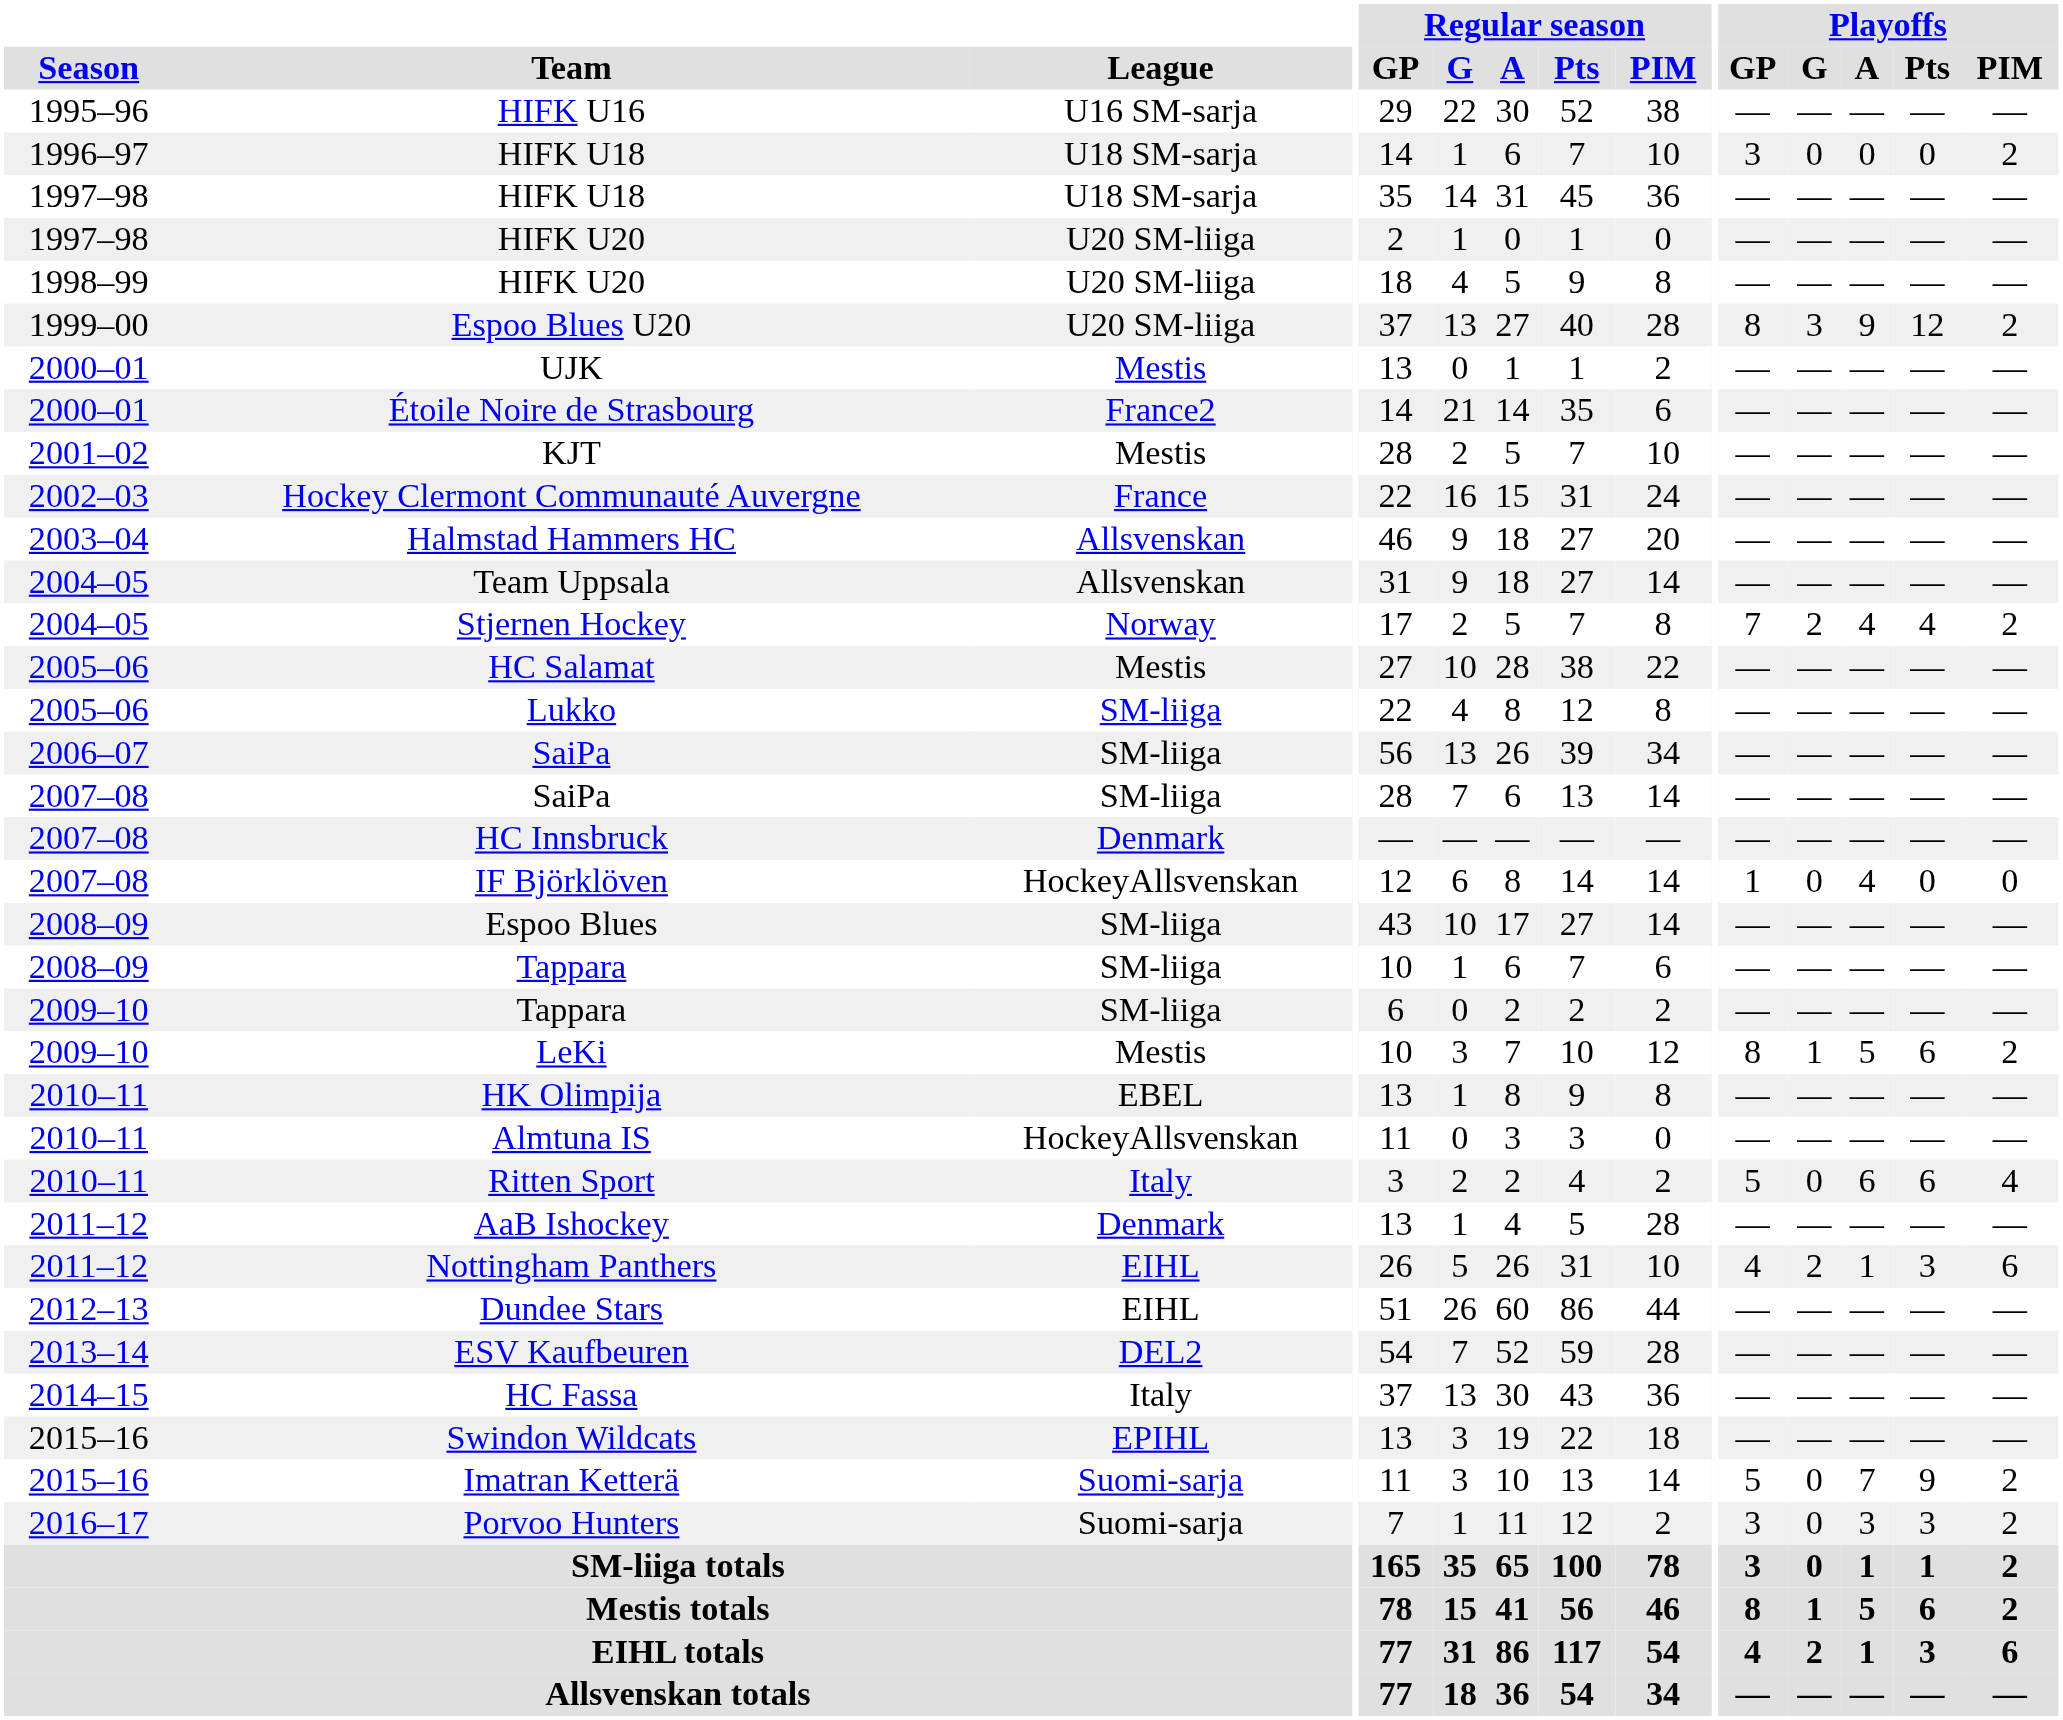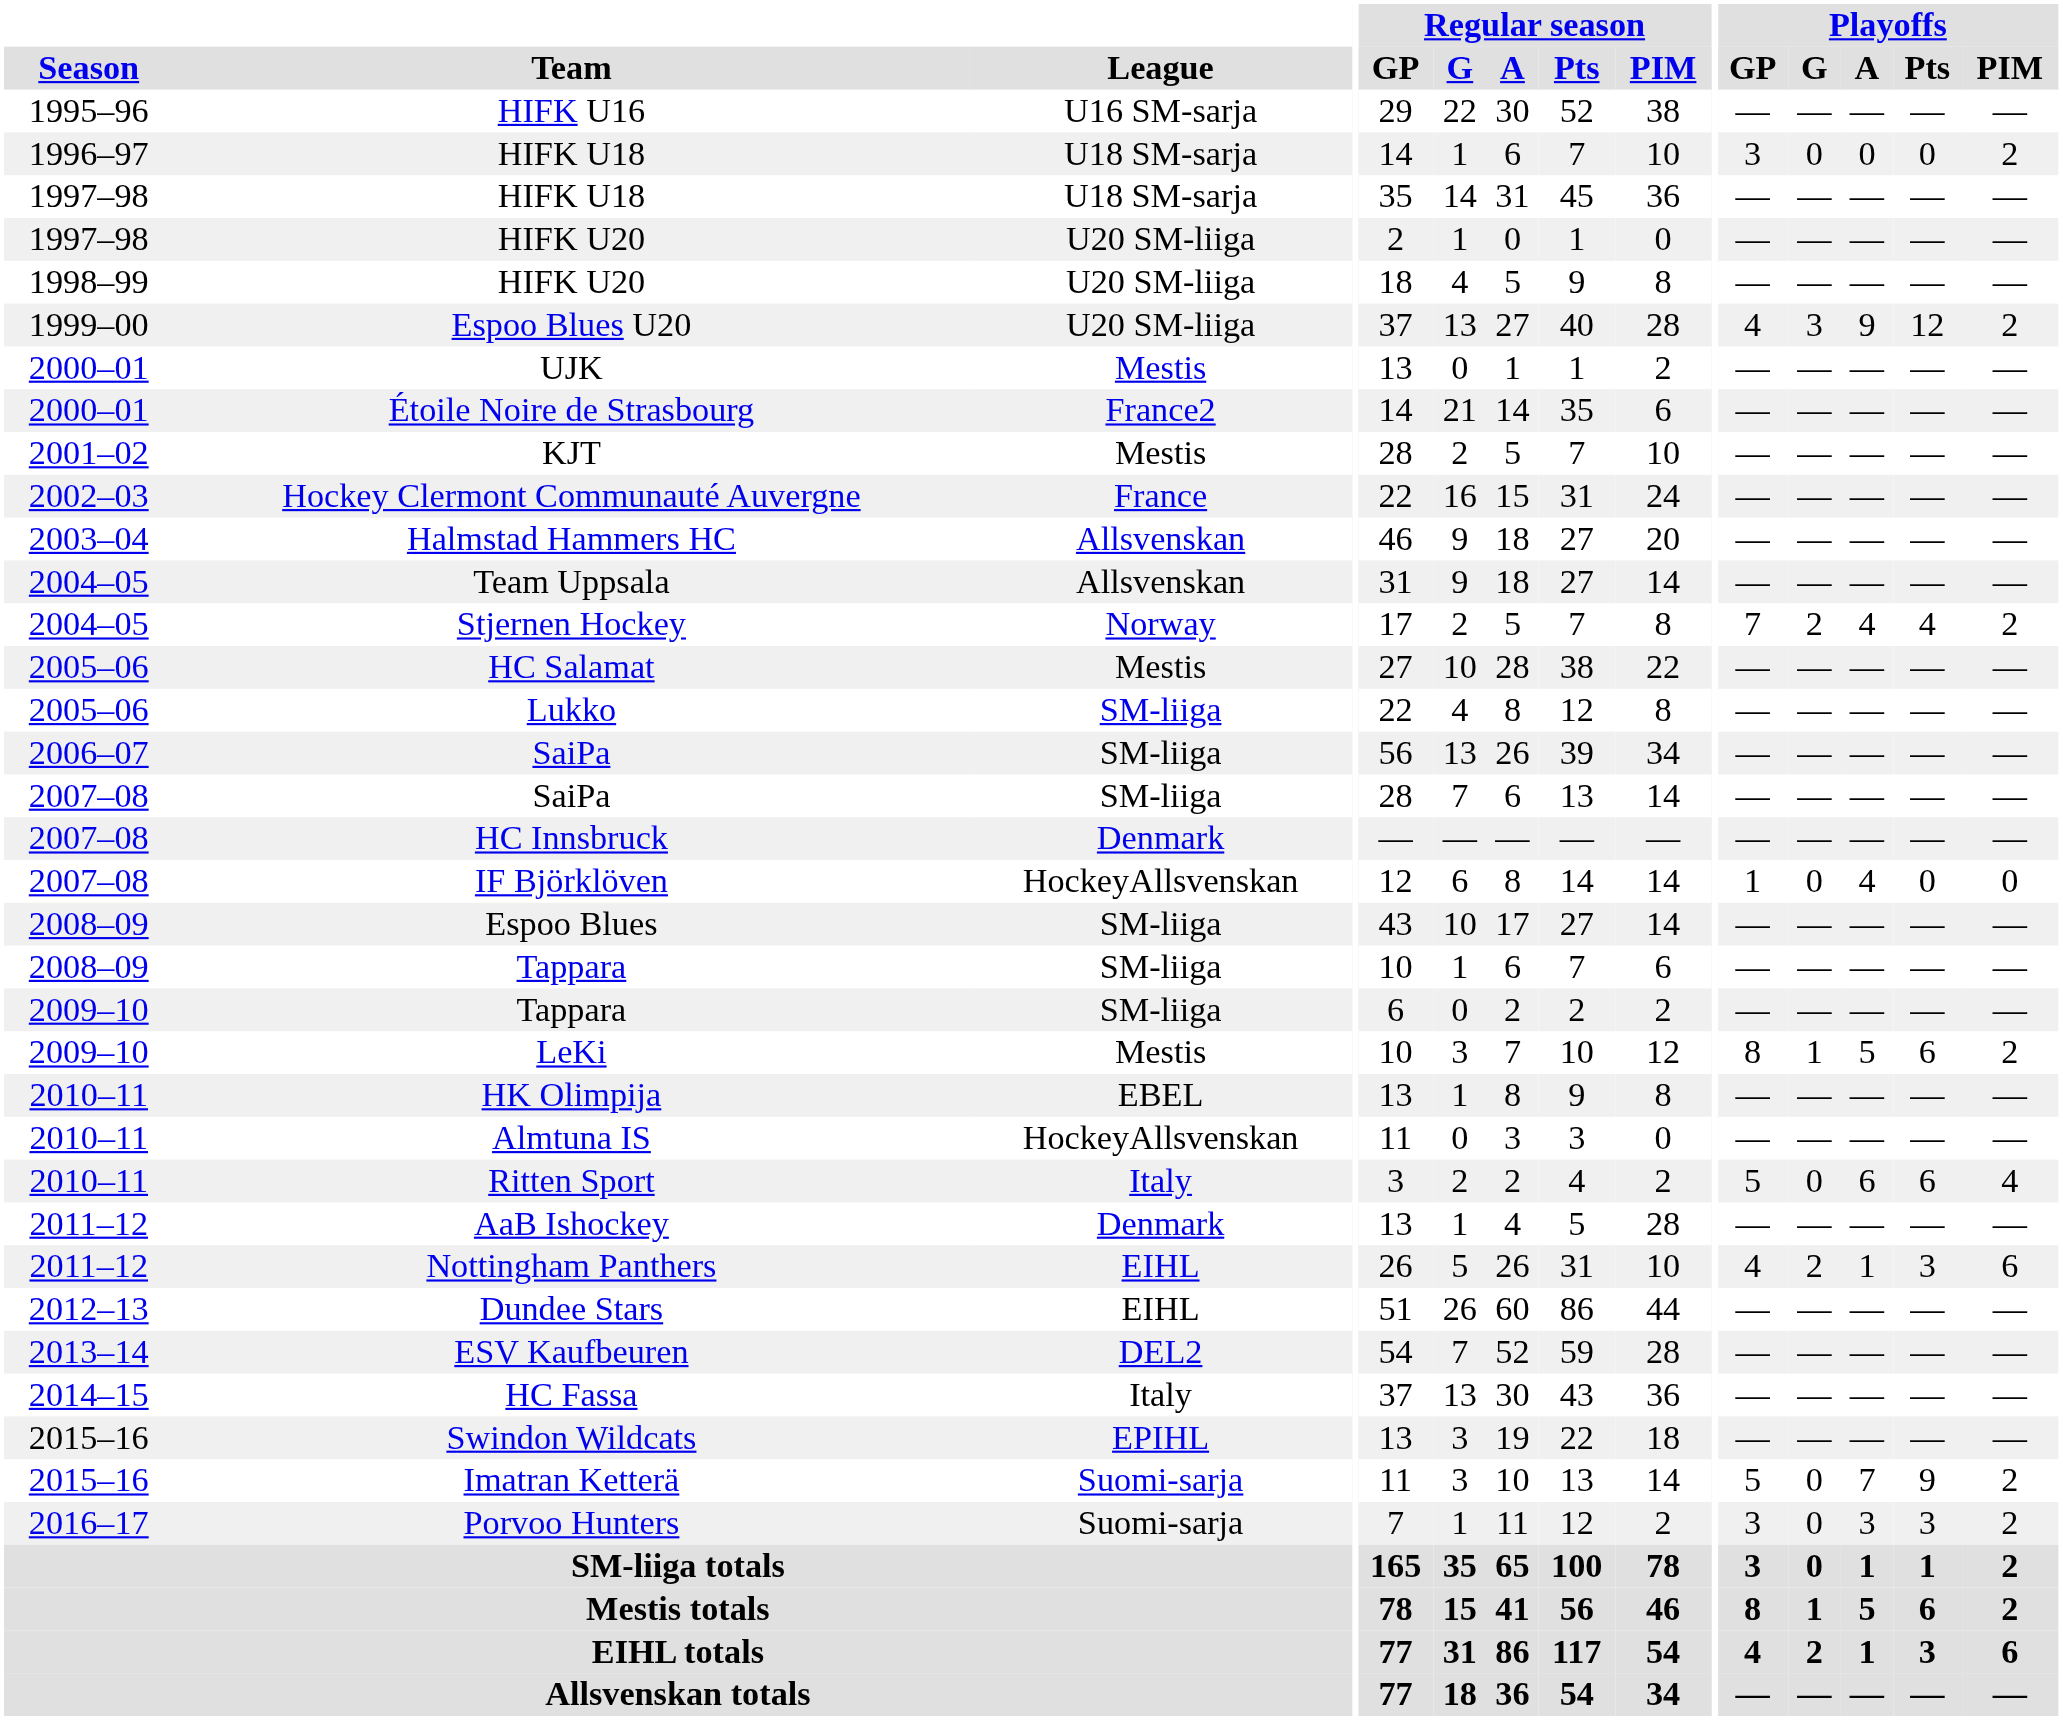(1753, 324) 8 -> (1753, 324) 4
